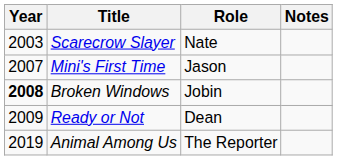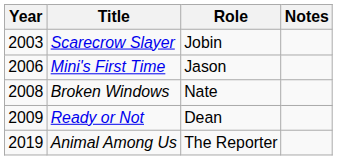(201, 42) Nate -> (203, 42) Jobin
(26, 67) 2007 -> (26, 67) 2006
(26, 92) bold -> (26, 92) normal
(203, 92) Jobin -> (201, 92) Nate
